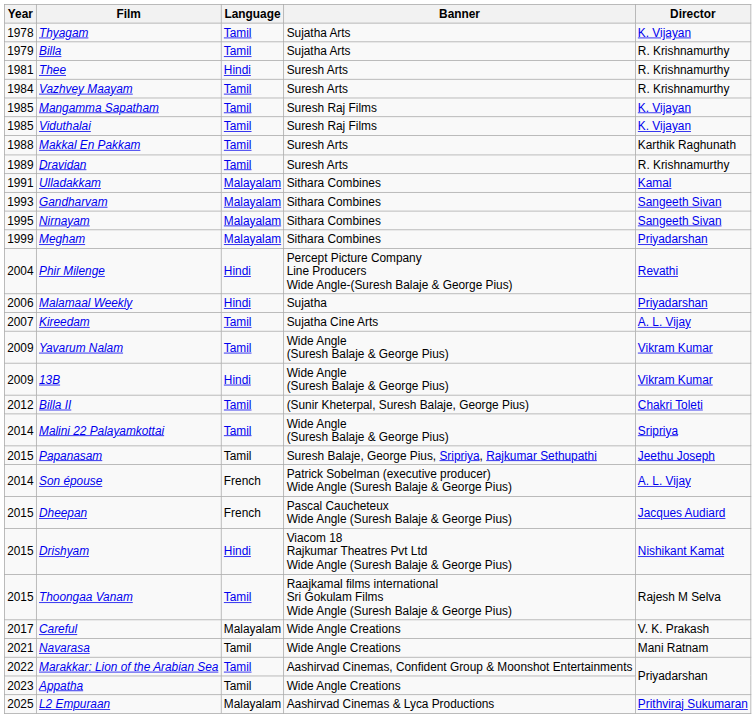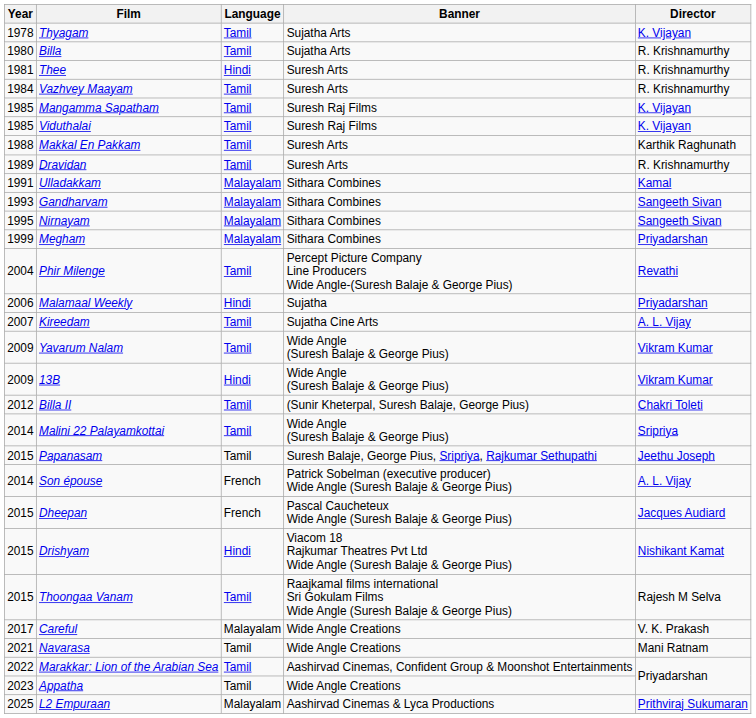(20, 51) 1979 -> (20, 51) 1980
(237, 271) Hindi -> (238, 271) Tamil
